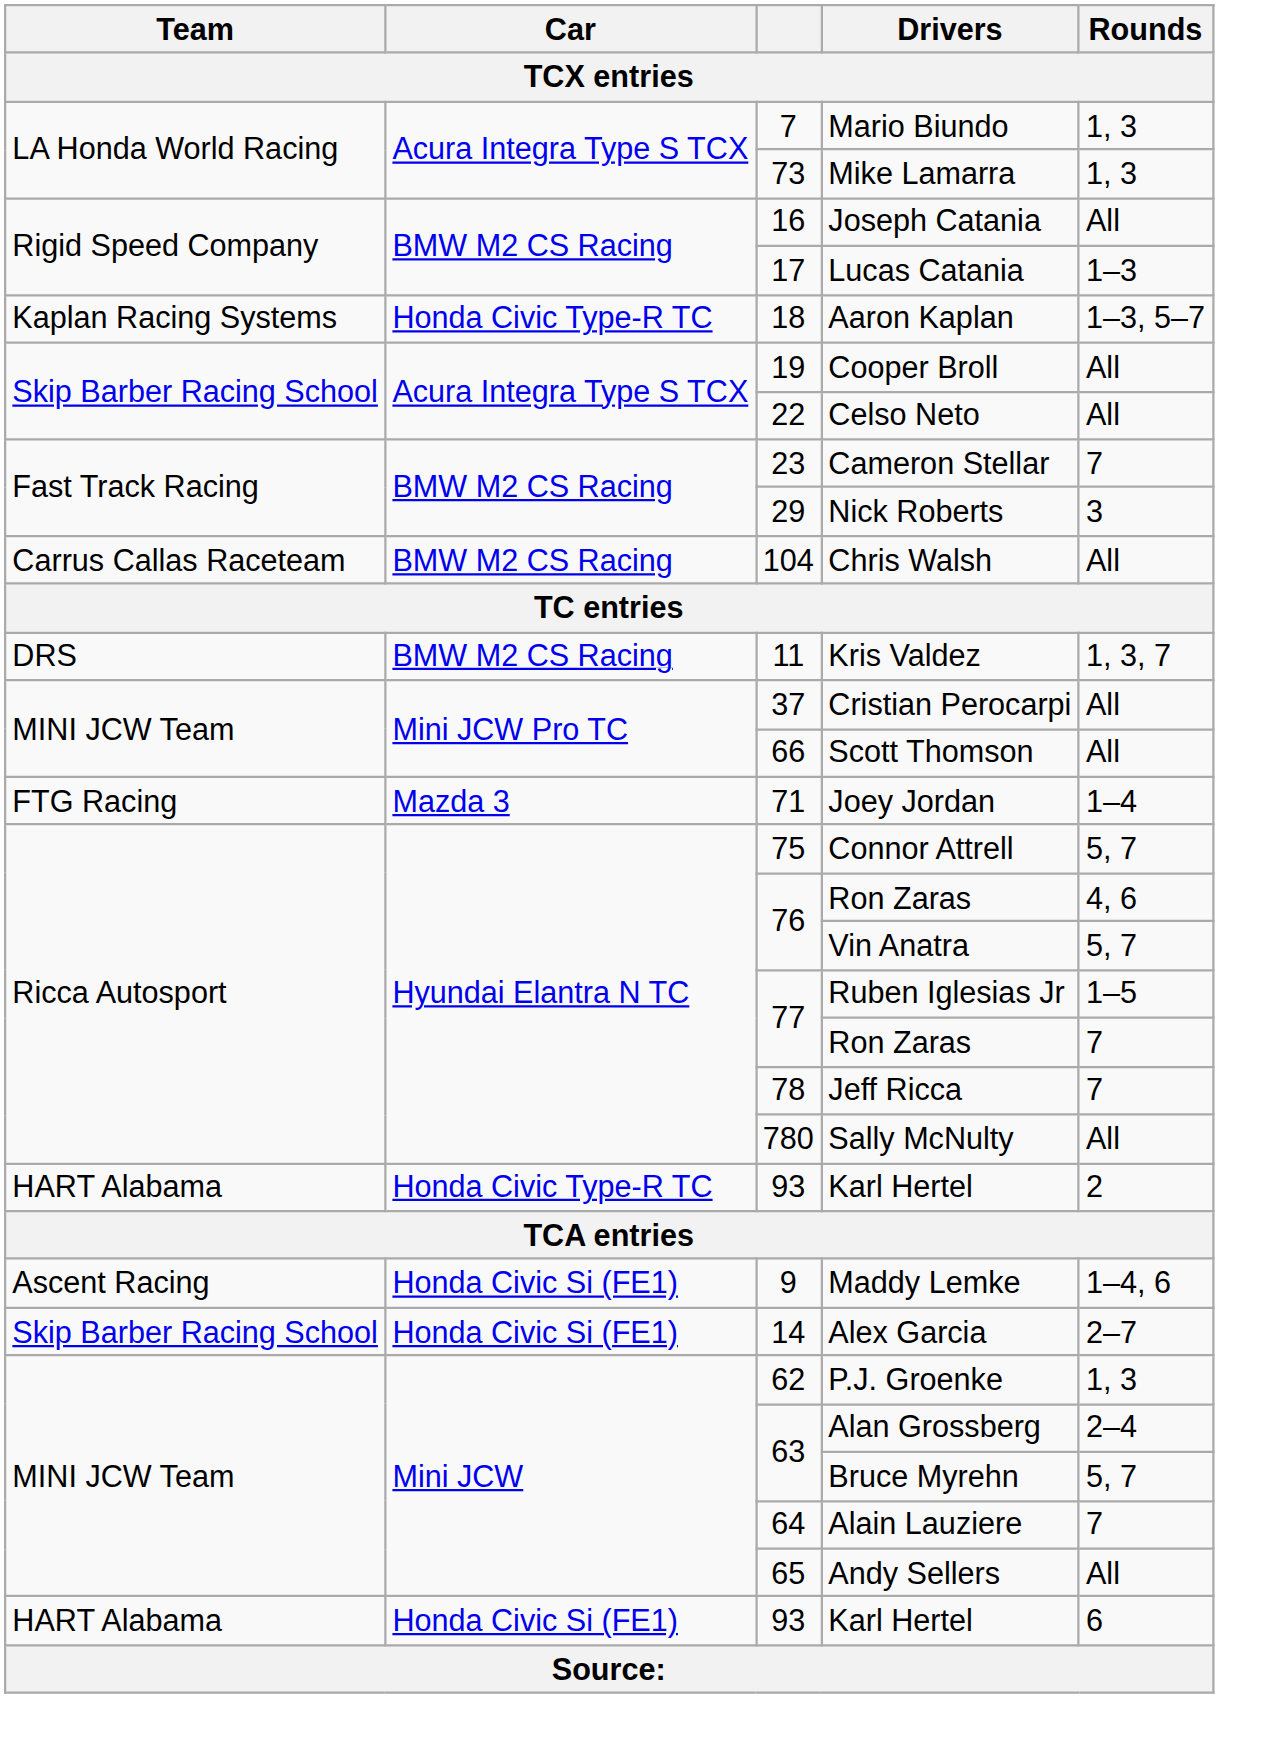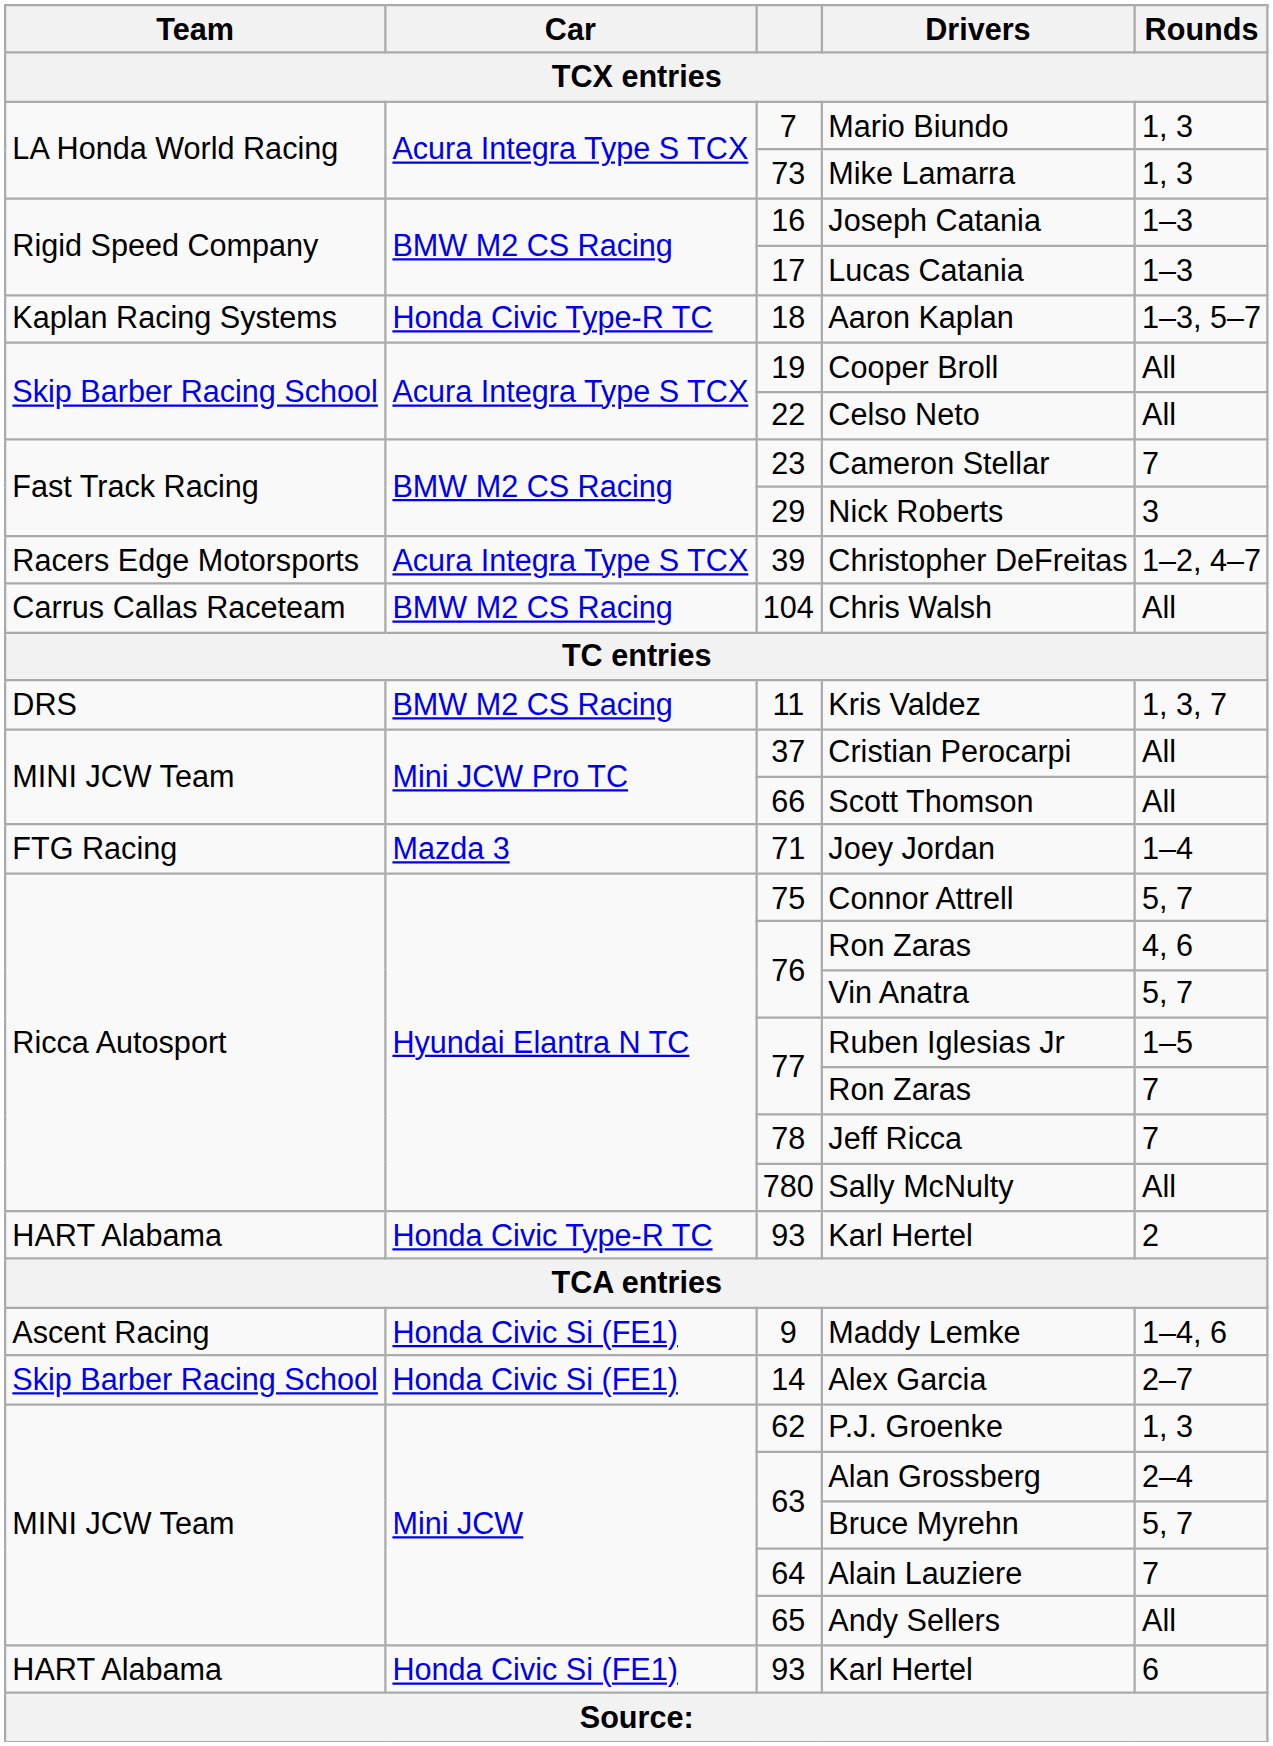(1103, 222) All -> (1168, 222) 1–3
+ row: (788, 559)
